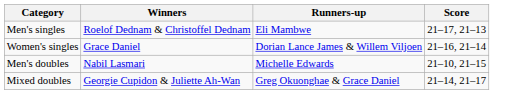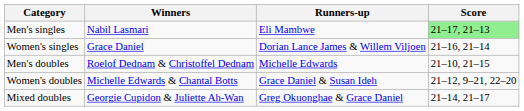(167, 30) Roelof Dednam & Christoffel Dednam -> (118, 30) Nabil Lasmari
(457, 30) no background -> (460, 30) lightgreen background
(114, 64) Nabil Lasmari -> (171, 64) Roelof Dednam & Christoffel Dednam
+ row: (44, 81)
